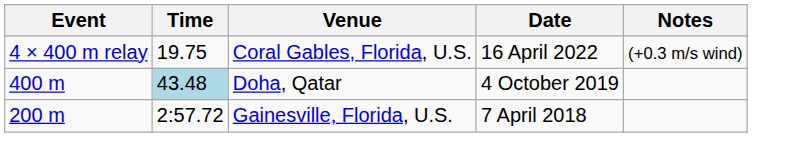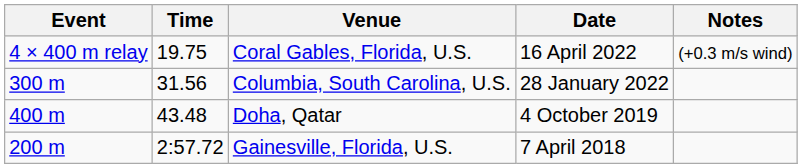+ row: (372, 83)
(182, 83) lightblue background -> (182, 115) no background
